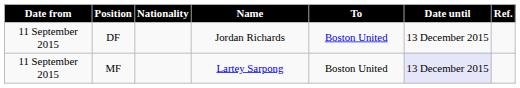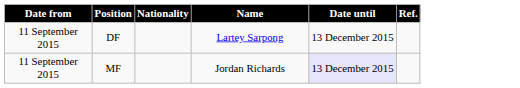- column: (356, 13)
(250, 37) Jordan Richards -> (250, 37) Lartey Sarpong
(250, 68) Lartey Sarpong -> (250, 68) Jordan Richards
